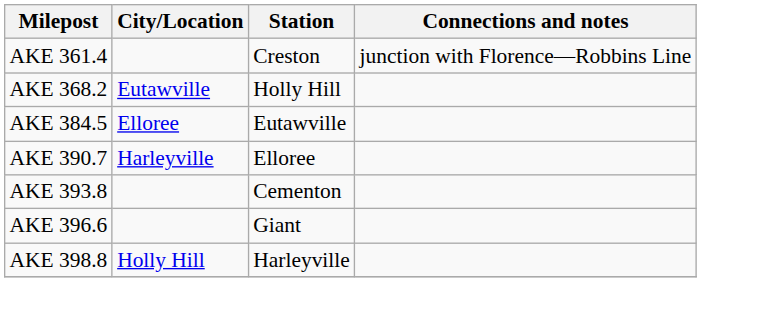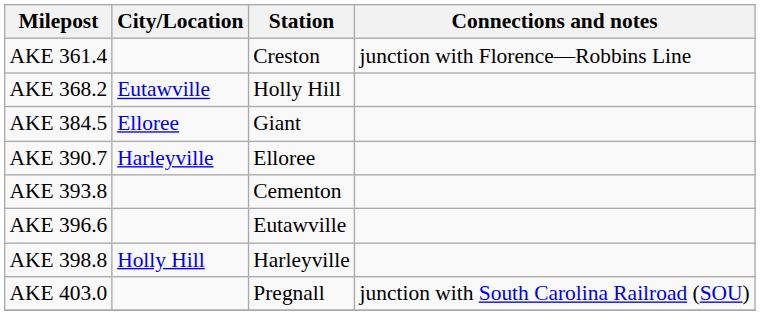(300, 123) Eutawville -> (277, 123) Giant
(277, 225) Giant -> (300, 225) Eutawville
+ row: (58, 293)
